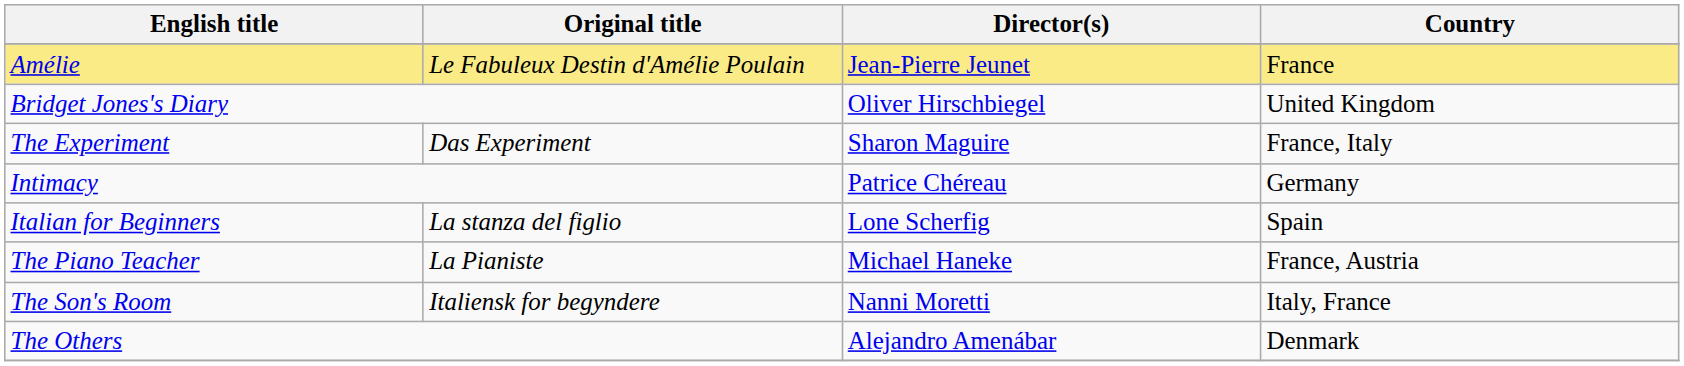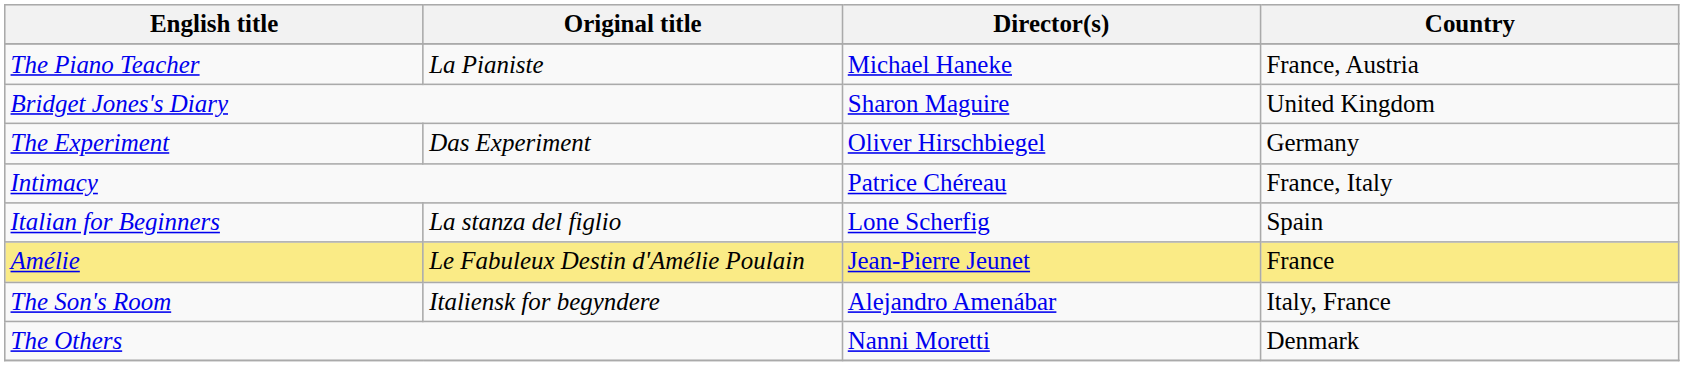rows swapped: (45, 63) <-> (105, 261)
(947, 103) Oliver Hirschbiegel -> (929, 103) Sharon Maguire
(929, 143) Sharon Maguire -> (947, 143) Oliver Hirschbiegel
(1329, 143) France, Italy -> (1313, 143) Germany
(1313, 182) Germany -> (1329, 182) France, Italy
(919, 301) Nanni Moretti -> (952, 301) Alejandro Amenábar
(952, 340) Alejandro Amenábar -> (919, 340) Nanni Moretti
